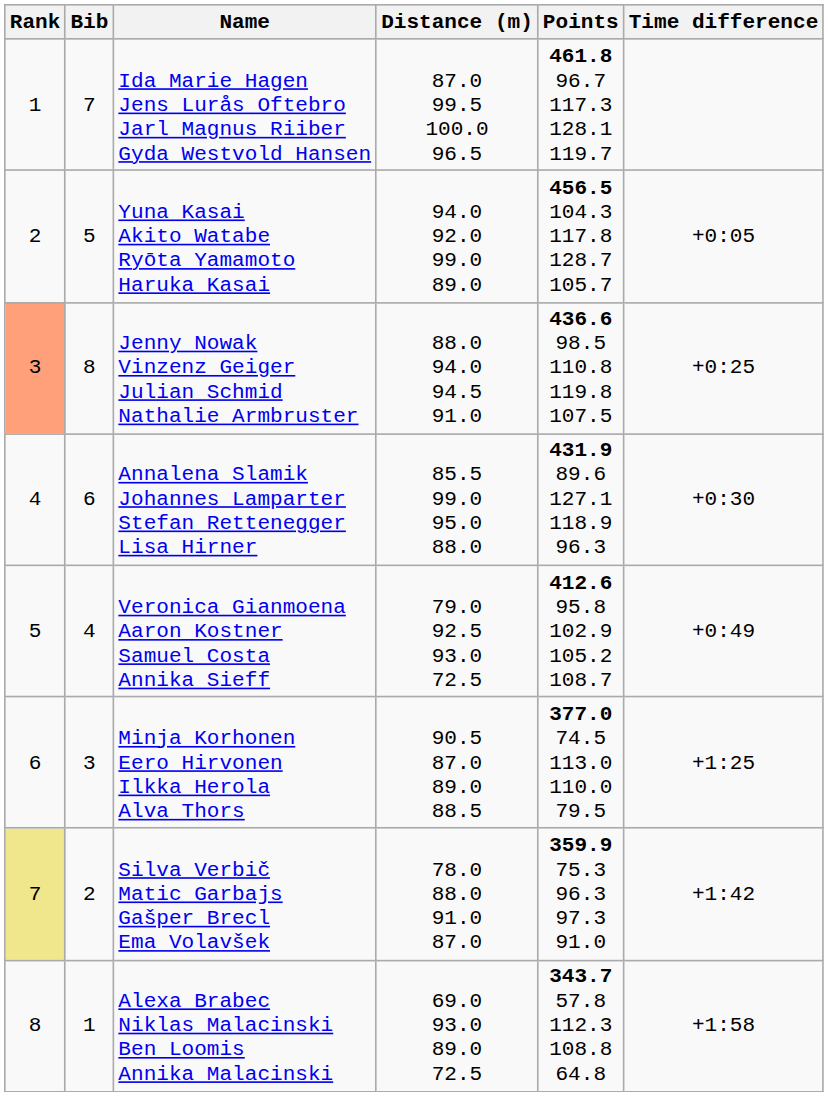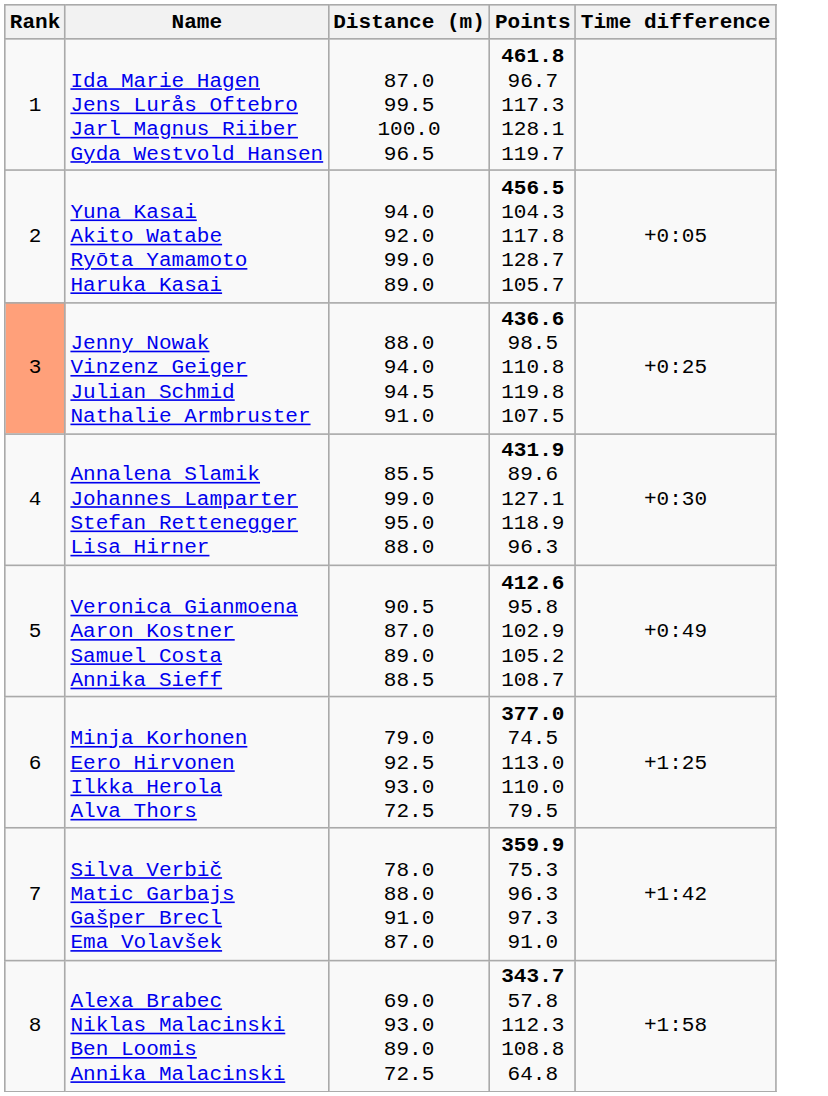- column: (89, 22)
(457, 643) 79.0 92.5 93.0 72.5 -> (409, 643) 90.5 87.0 89.0 88.5
(457, 775) 90.5 87.0 89.0 88.5 -> (409, 775) 79.0 92.5 93.0 72.5
(35, 894) khaki background -> (35, 894) no background
